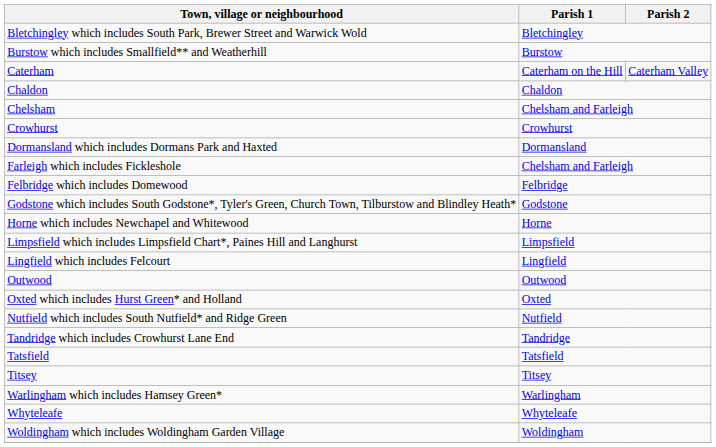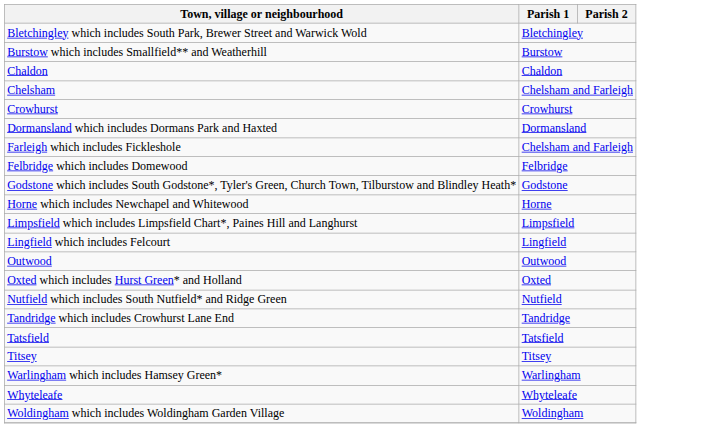- row: (30, 71)
